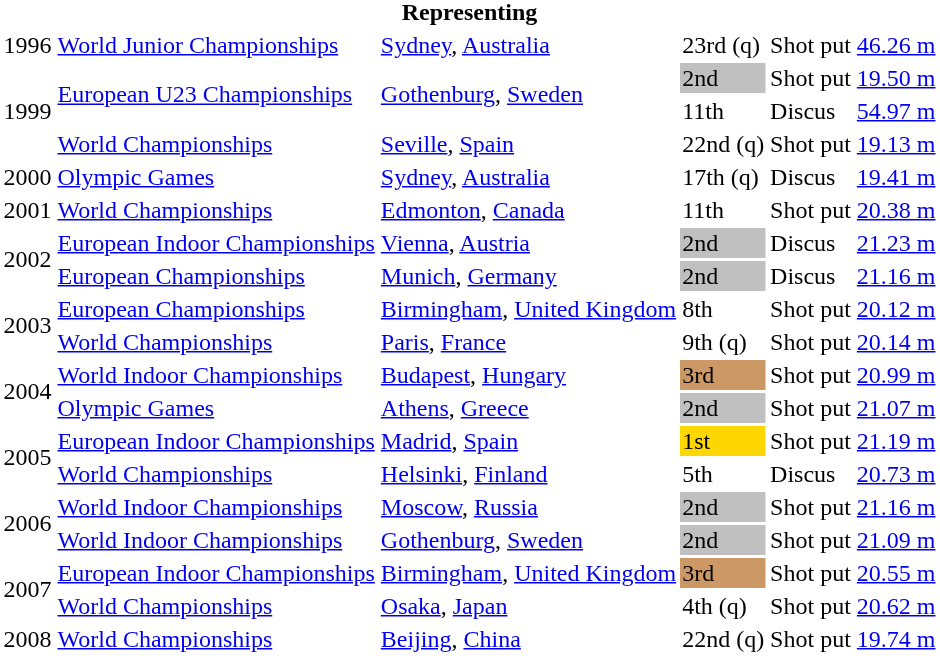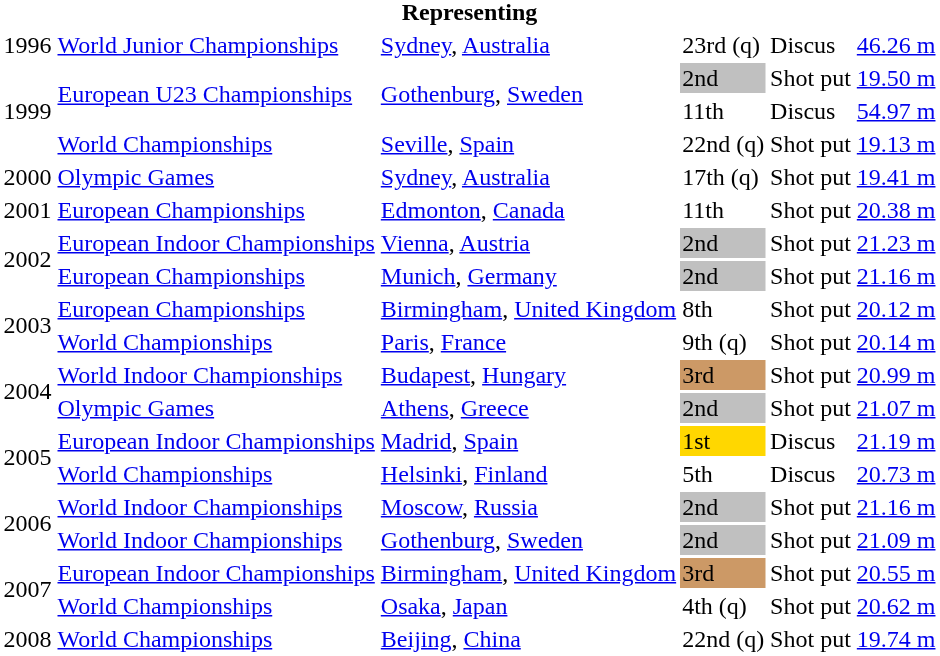(810, 44) Shot put -> (803, 44) Discus
(803, 176) Discus -> (810, 176) Shot put
(165, 209) World Championships -> (181, 209) European Championships
(803, 242) Discus -> (810, 242) Shot put
(803, 275) Discus -> (810, 275) Shot put
(810, 440) Shot put -> (803, 440) Discus
